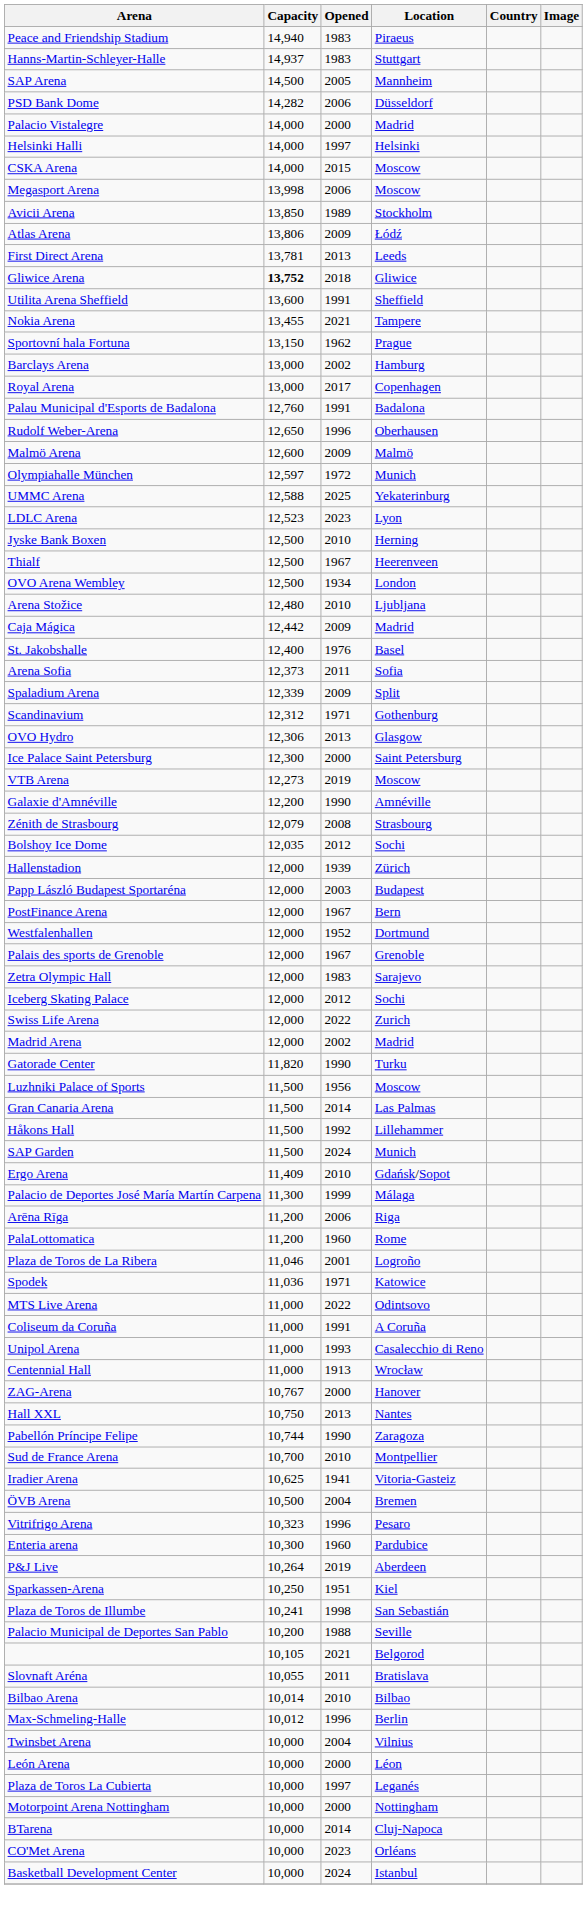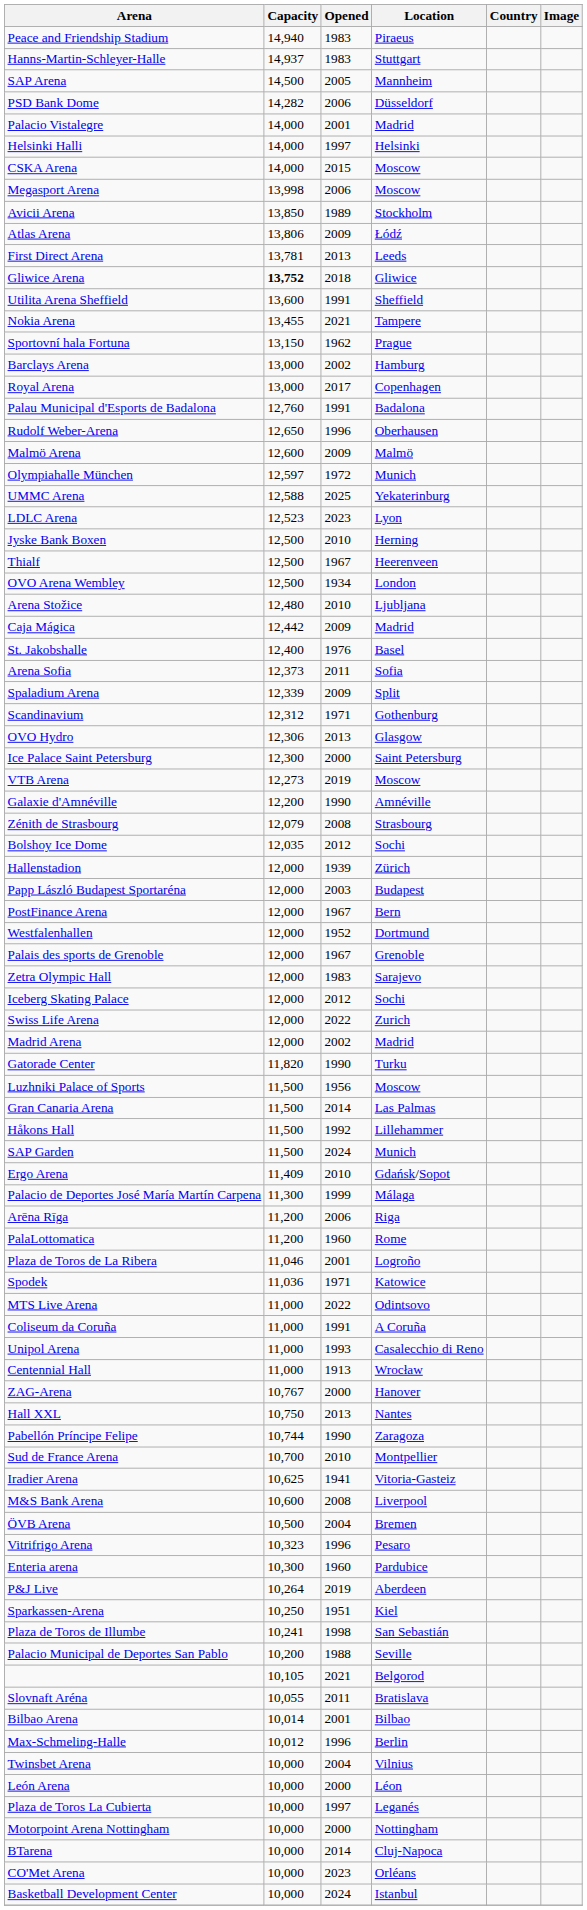(338, 125) 2000 -> (338, 125) 2001
+ row: (55, 1501)
(338, 1698) 2010 -> (338, 1720) 2001
